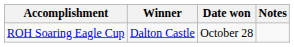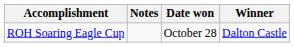columns swapped: (162, 13) <-> (273, 13)
